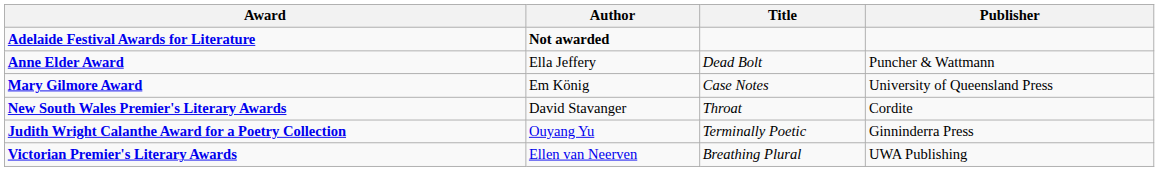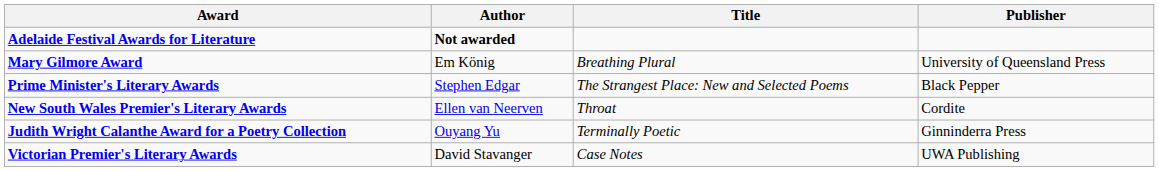- row: (66, 62)
(736, 85) Case Notes -> (626, 62) Breathing Plural
+ row: (113, 85)
(578, 108) David Stavanger -> (489, 108) Ellen van Neerven
(583, 154) Ellen van Neerven -> (483, 154) David Stavanger
(752, 154) Breathing Plural -> (610, 154) Case Notes
